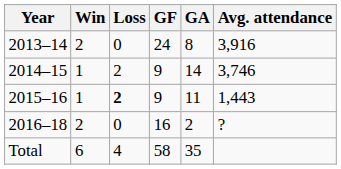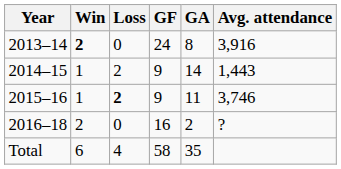(79, 44) normal -> (79, 44) bold
(237, 71) 3,746 -> (237, 71) 1,443
(237, 97) 1,443 -> (237, 97) 3,746
